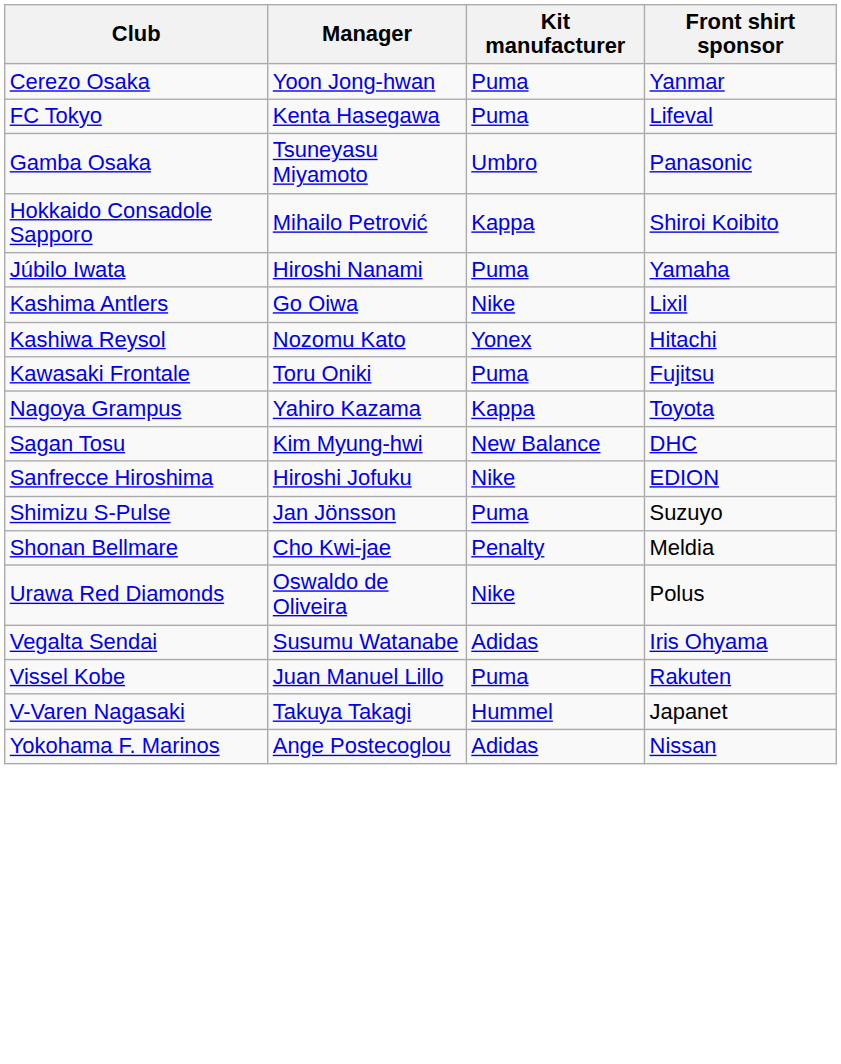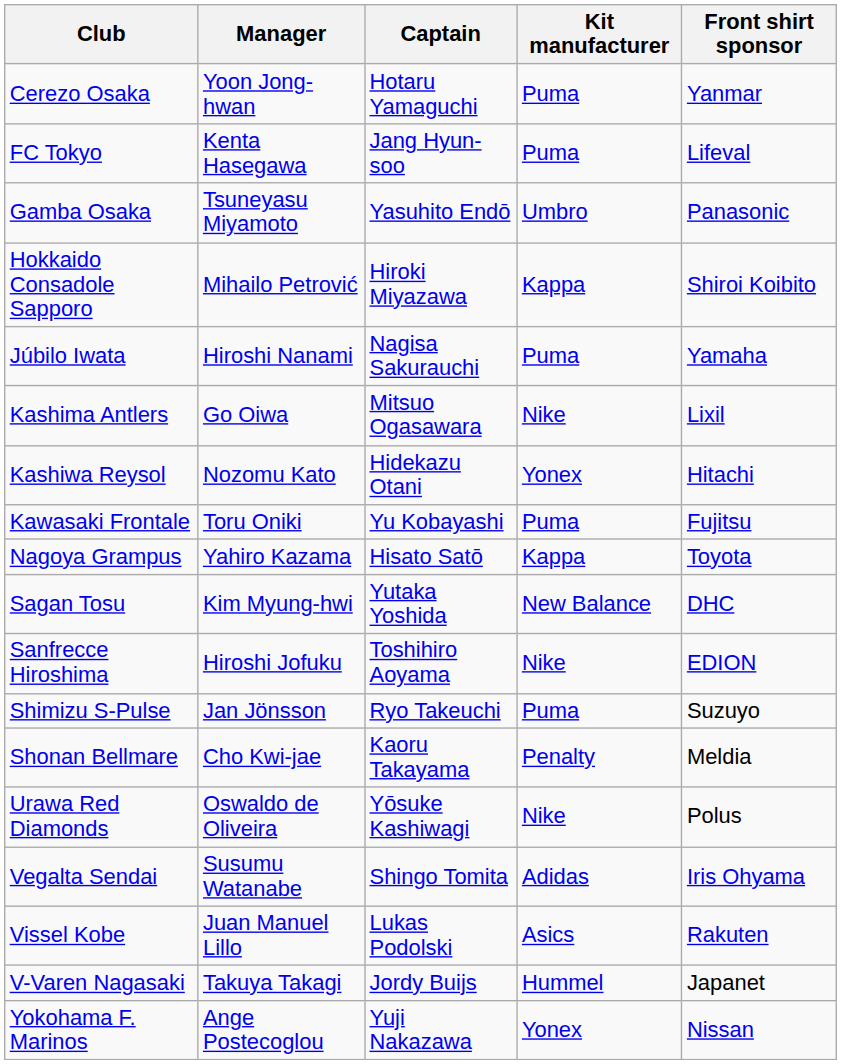+ column: (441, 34)
(500, 676) Puma -> (548, 935) Asics
(505, 746) Adidas -> (552, 1029) Yonex
